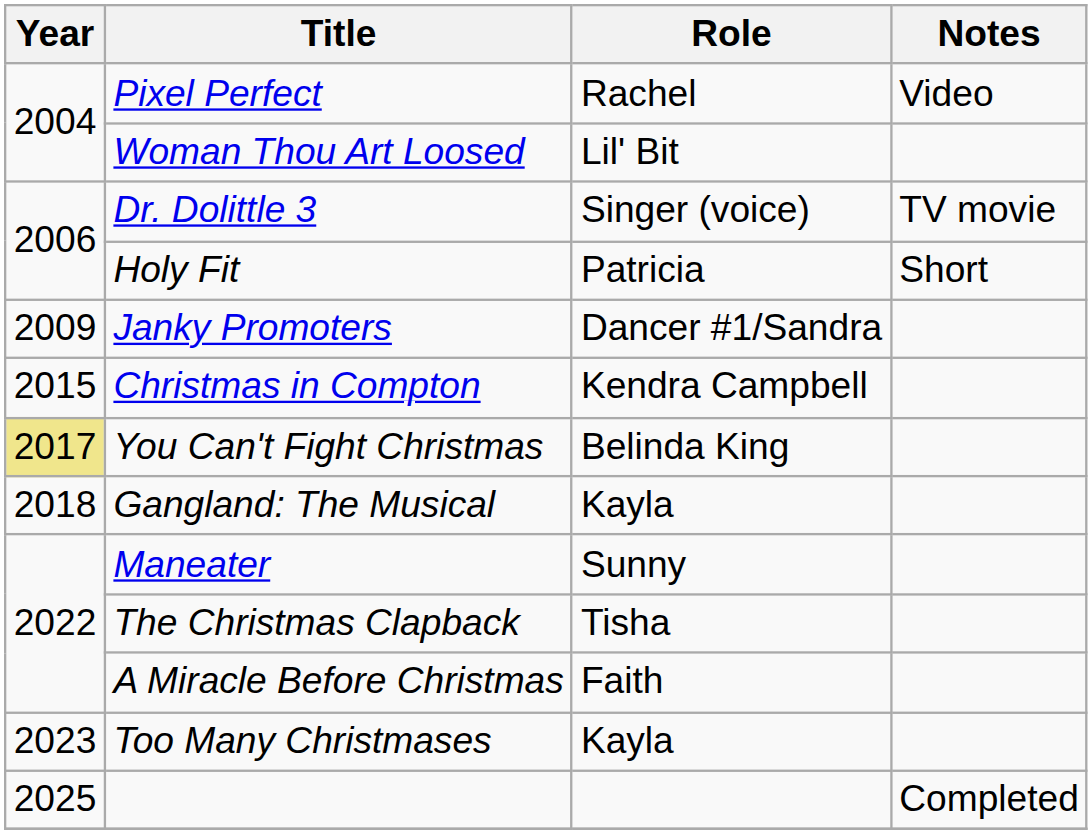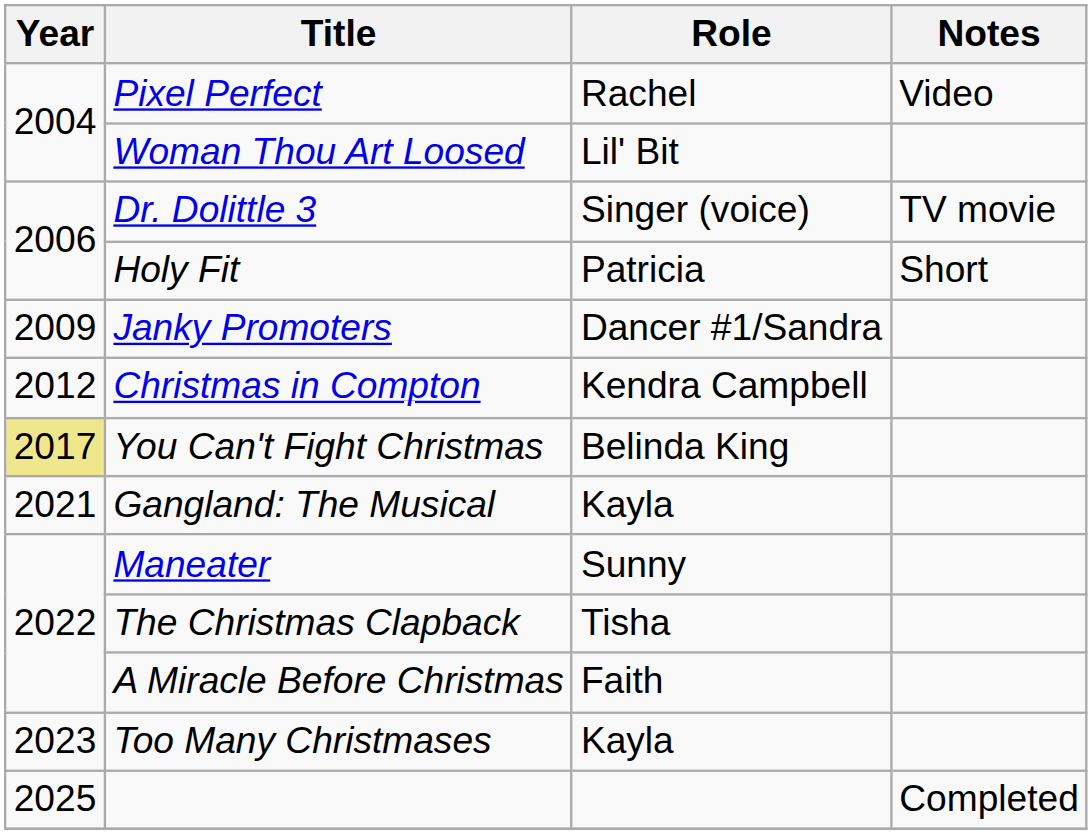(55, 387) 2015 -> (55, 387) 2012
(55, 504) 2018 -> (55, 504) 2021
